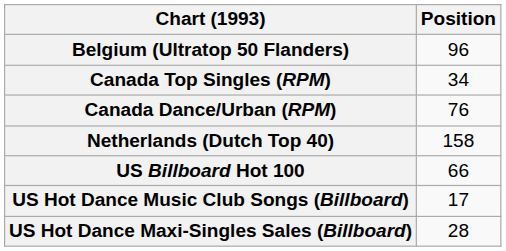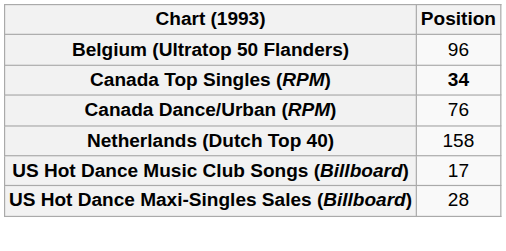(458, 79) normal -> (458, 79) bold
- row: (211, 170)
